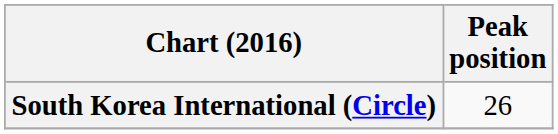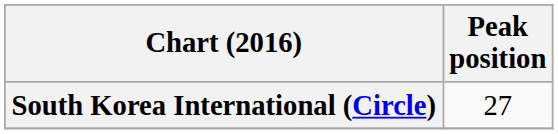(498, 104) 26 -> (498, 104) 27
